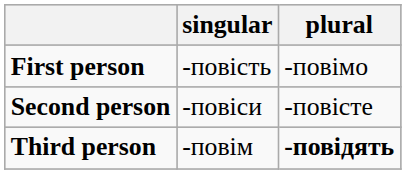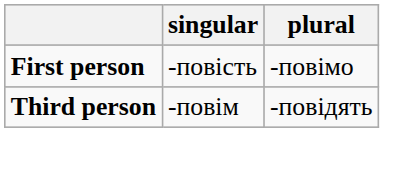- row: (91, 106)
(339, 147) bold -> (321, 106) normal
